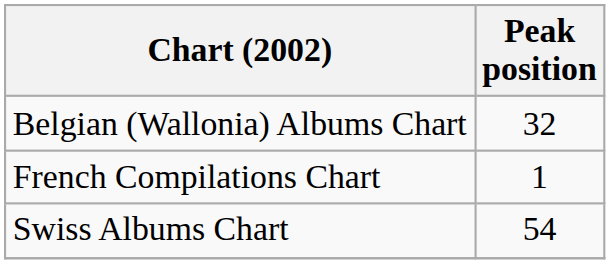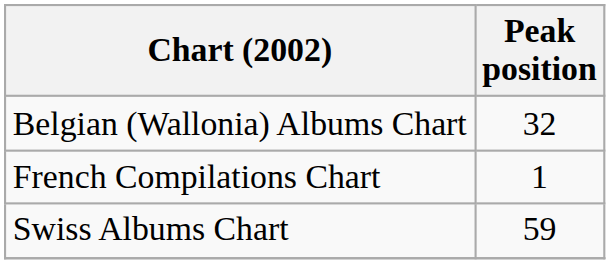(540, 229) 54 -> (540, 229) 59
